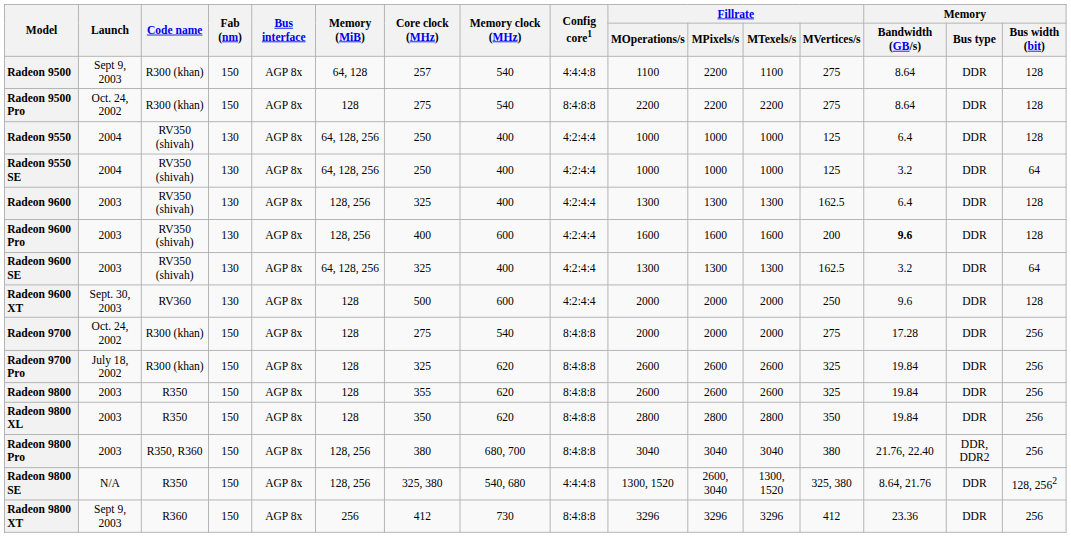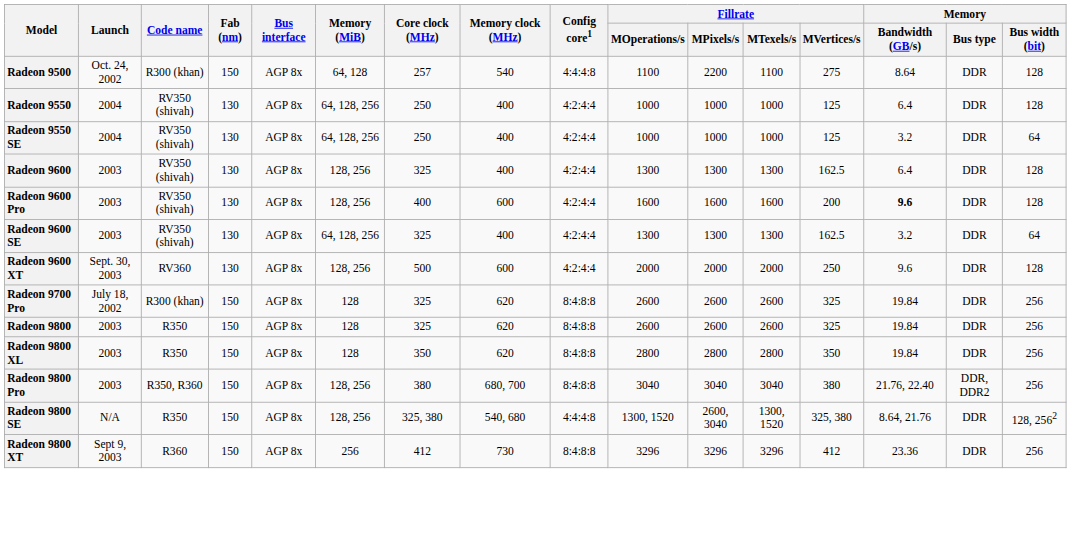(110, 72) Sept 9, 2003 -> (110, 72) Oct. 24, 2002
- row: (39, 104)
(350, 300) 128 -> (350, 268) 128, 256
- row: (39, 333)
(422, 392) 355 -> (422, 326) 325
